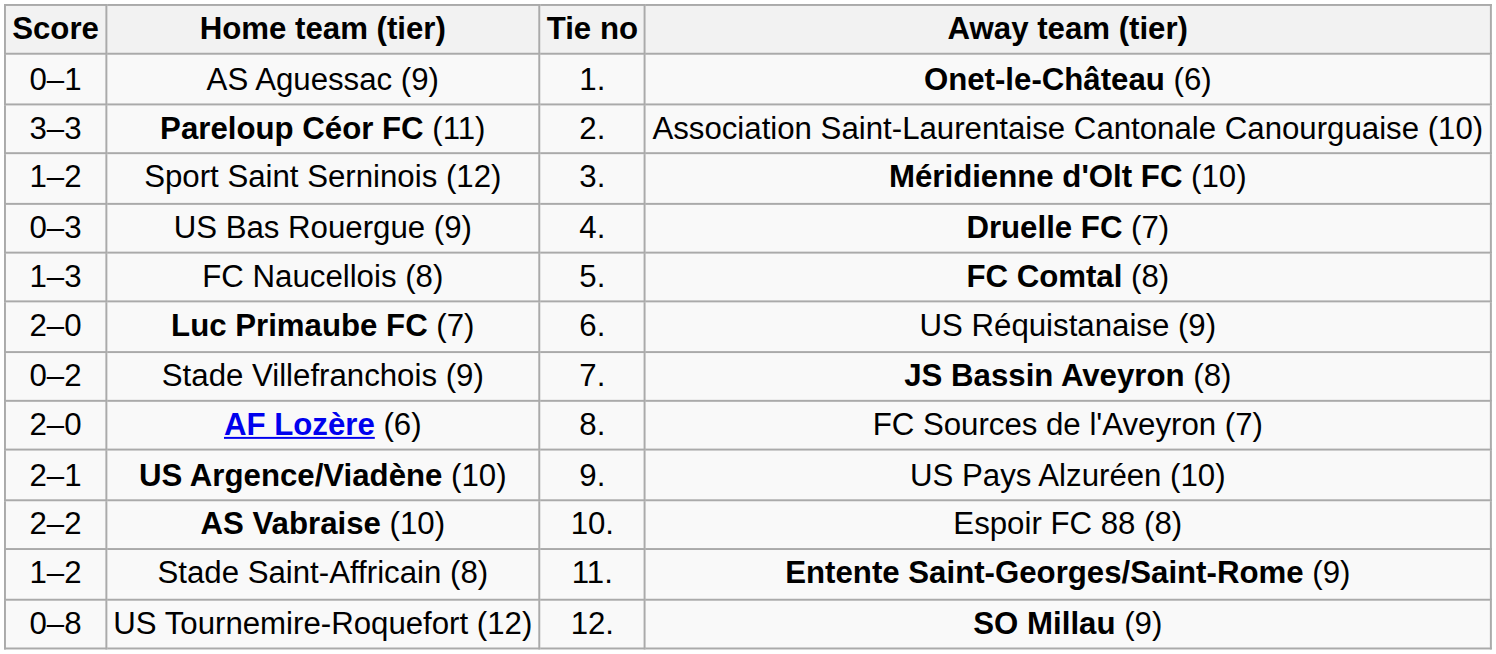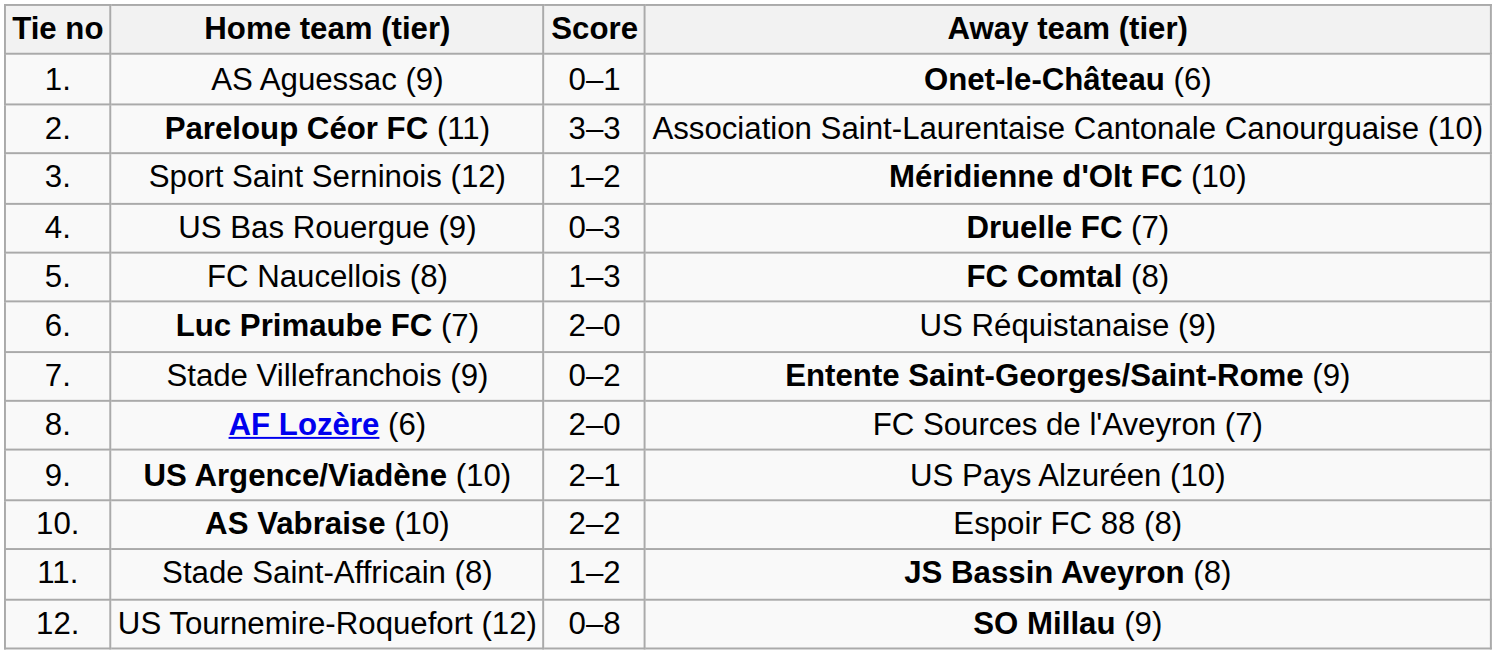columns swapped: (592, 29) <-> (56, 29)
(1068, 375) JS Bassin Aveyron (8) -> (1068, 375) Entente Saint-Georges/Saint-Rome (9)
(1068, 573) Entente Saint-Georges/Saint-Rome (9) -> (1068, 573) JS Bassin Aveyron (8)
